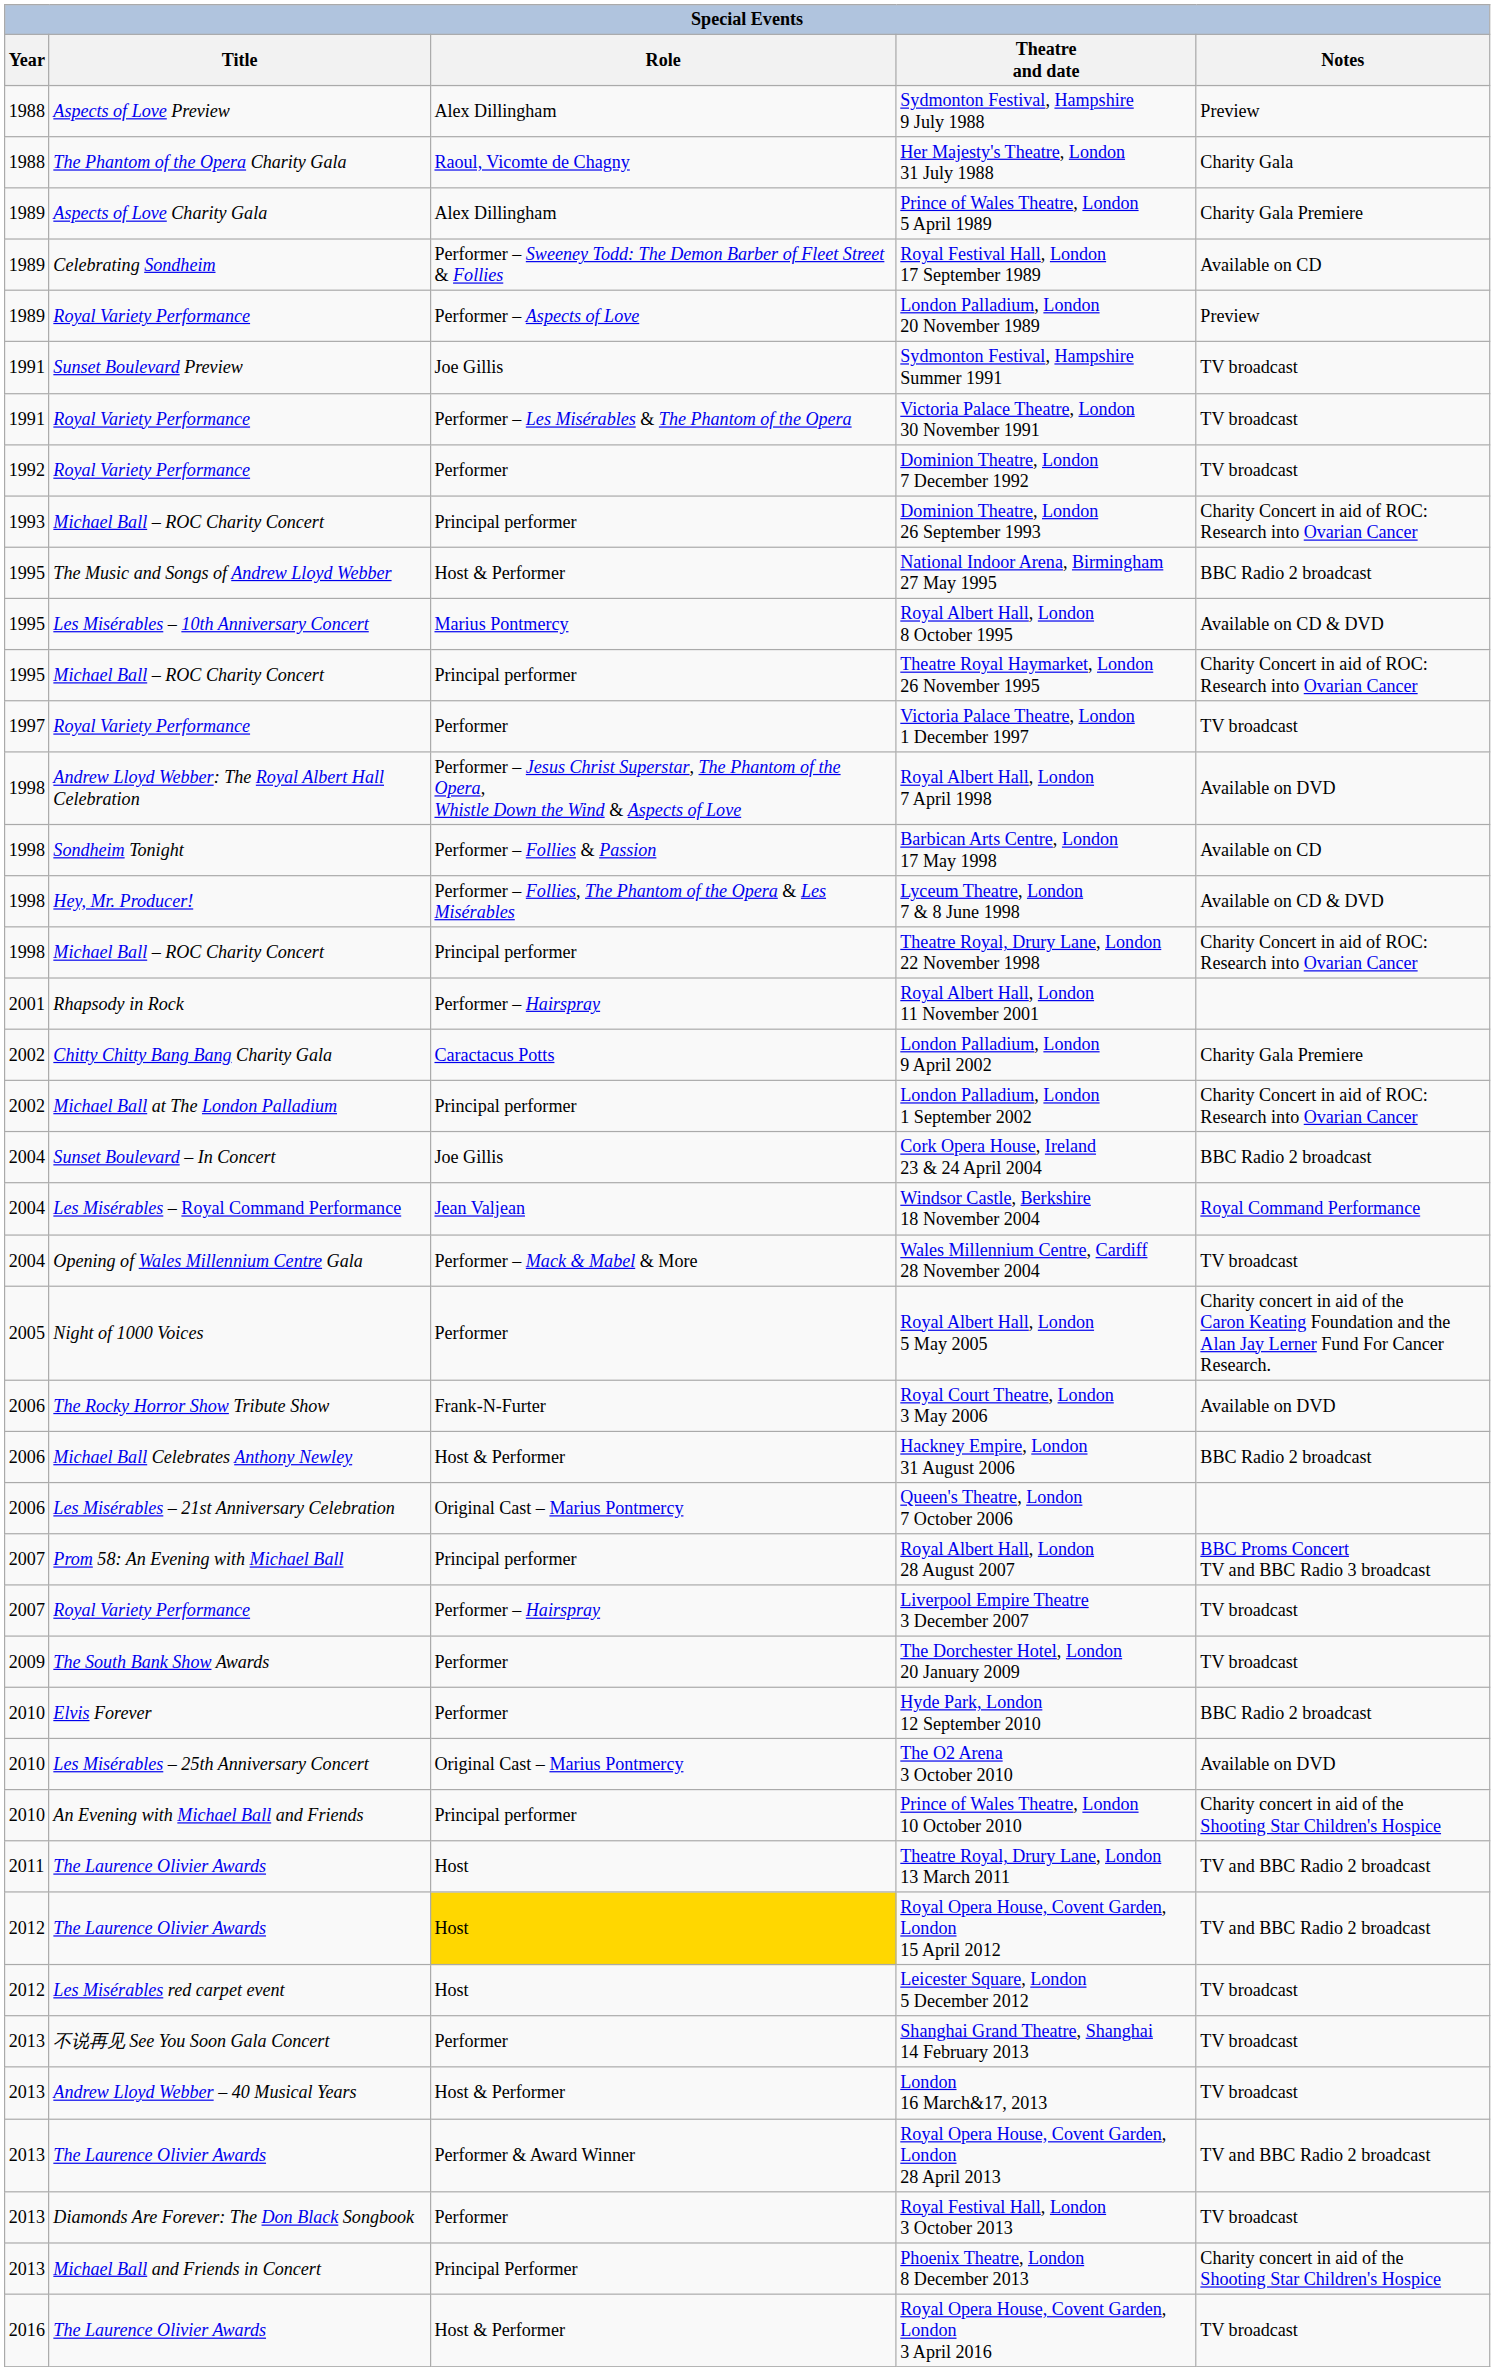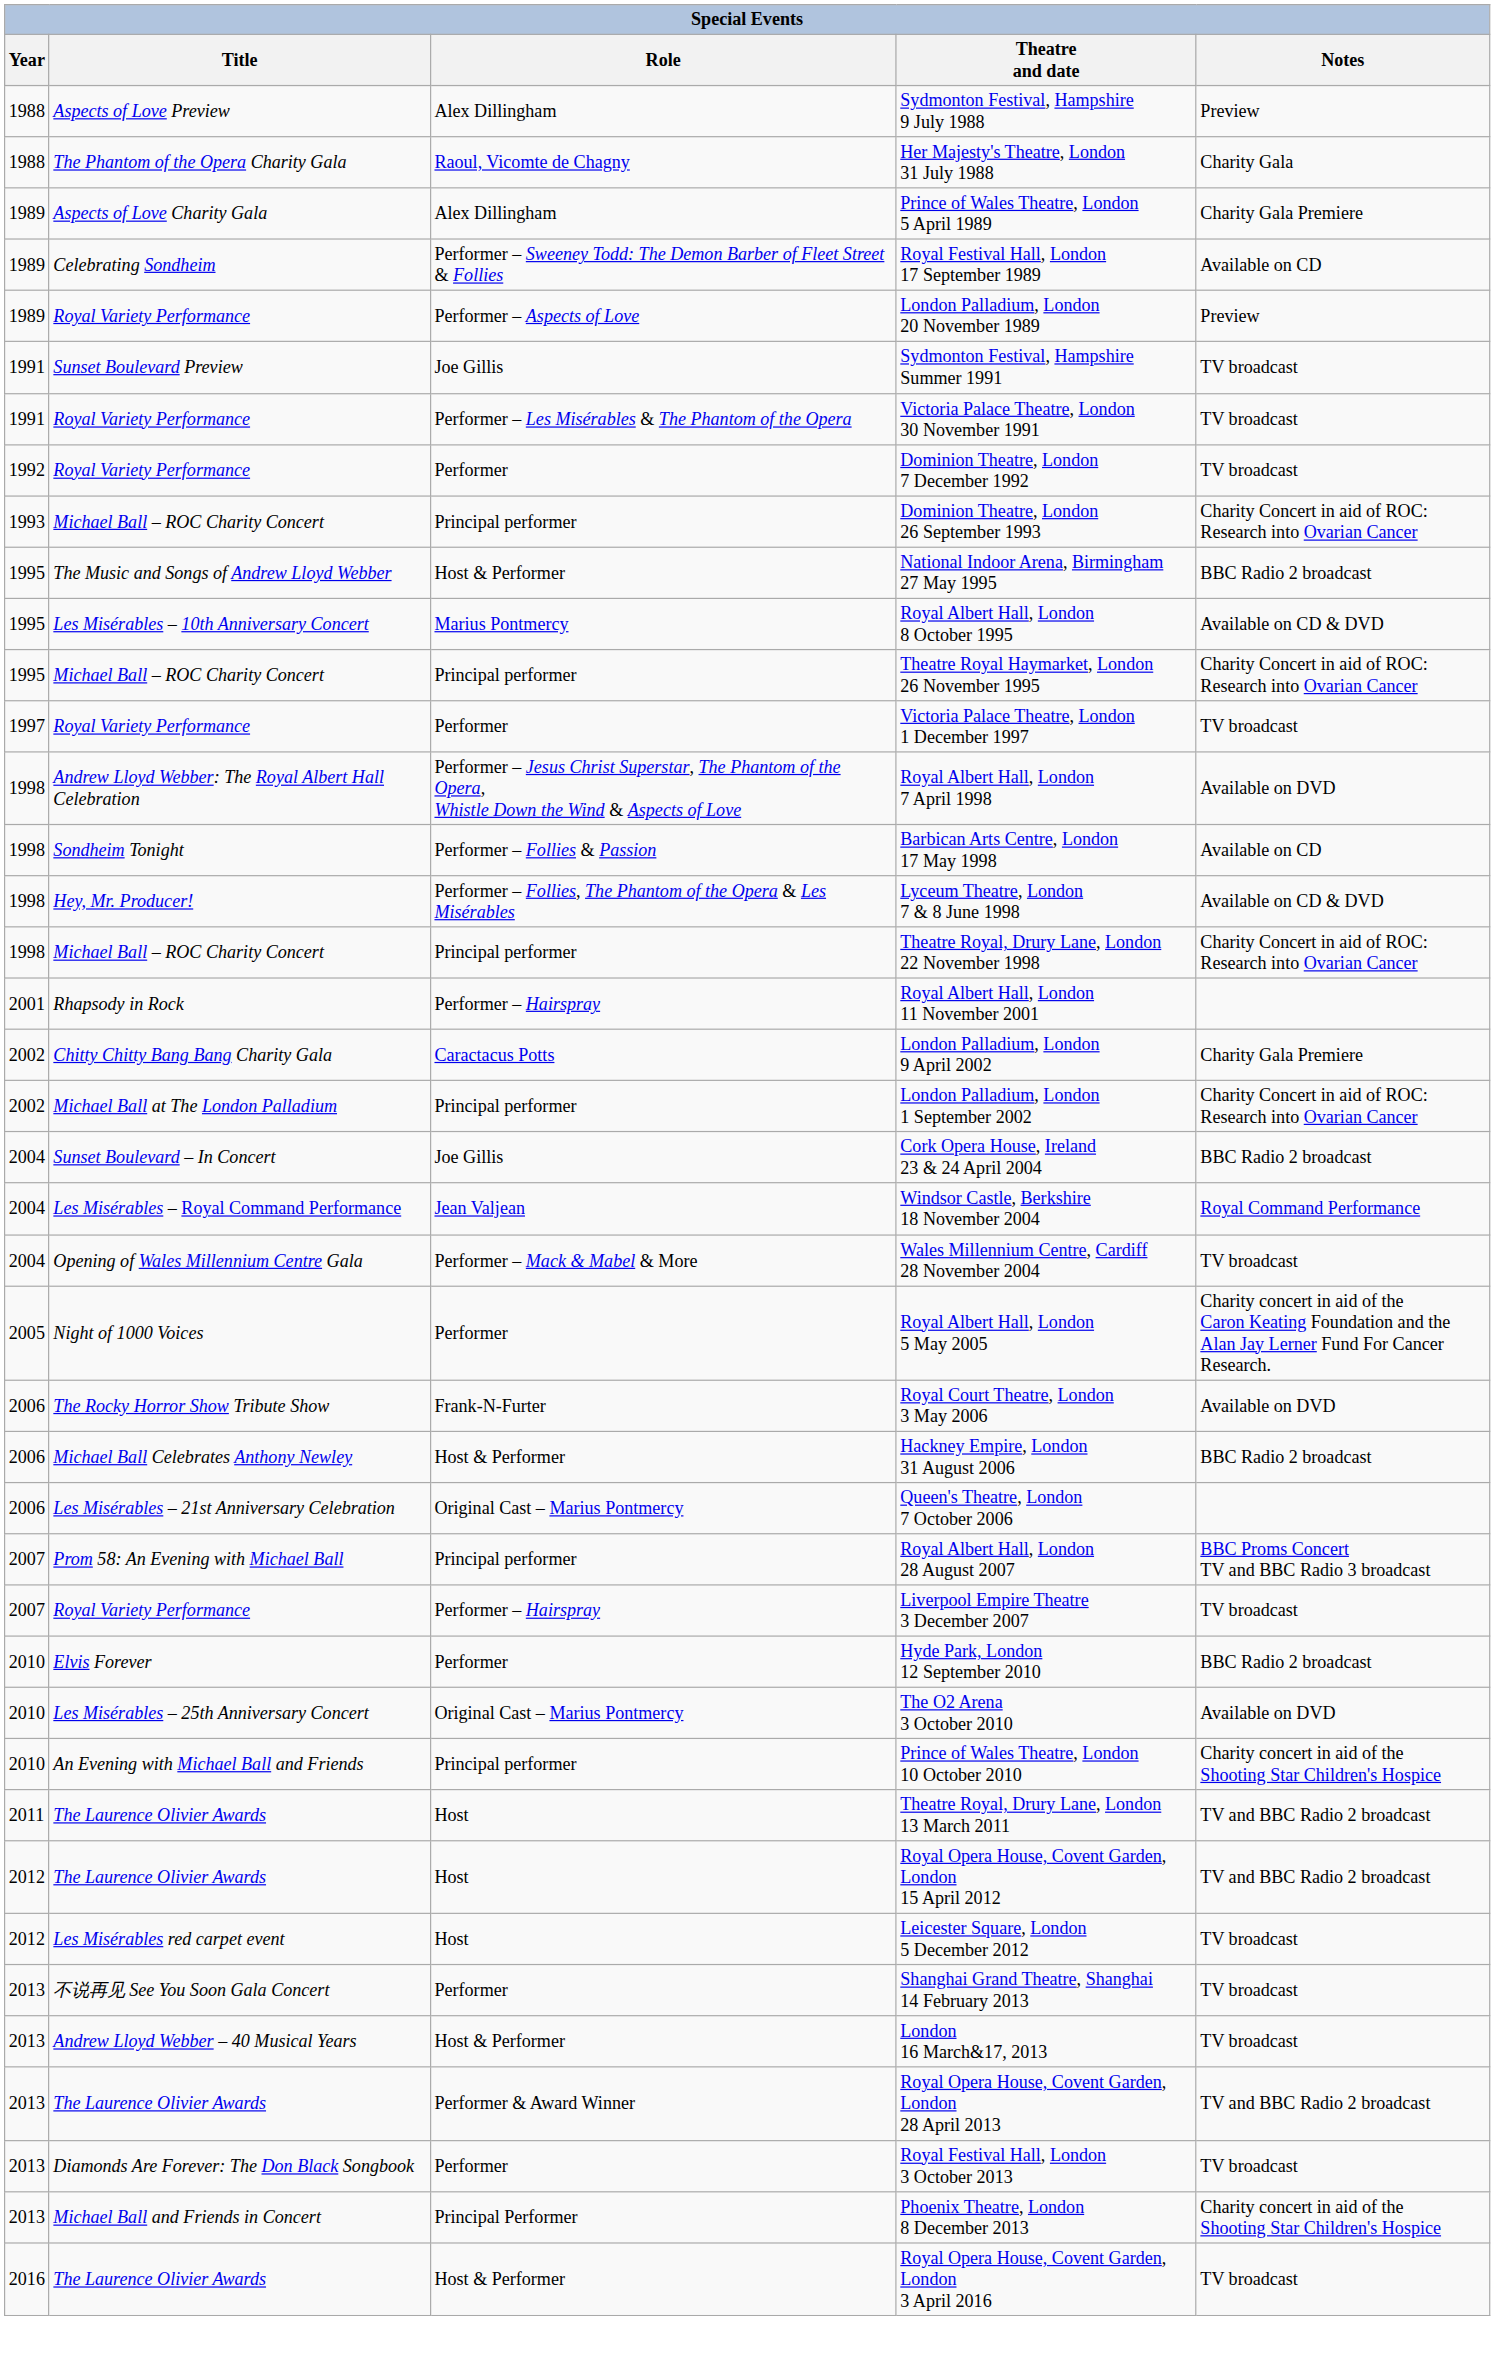- row: (1011, 1661)
(452, 1928) gold background -> (452, 1877) no background
